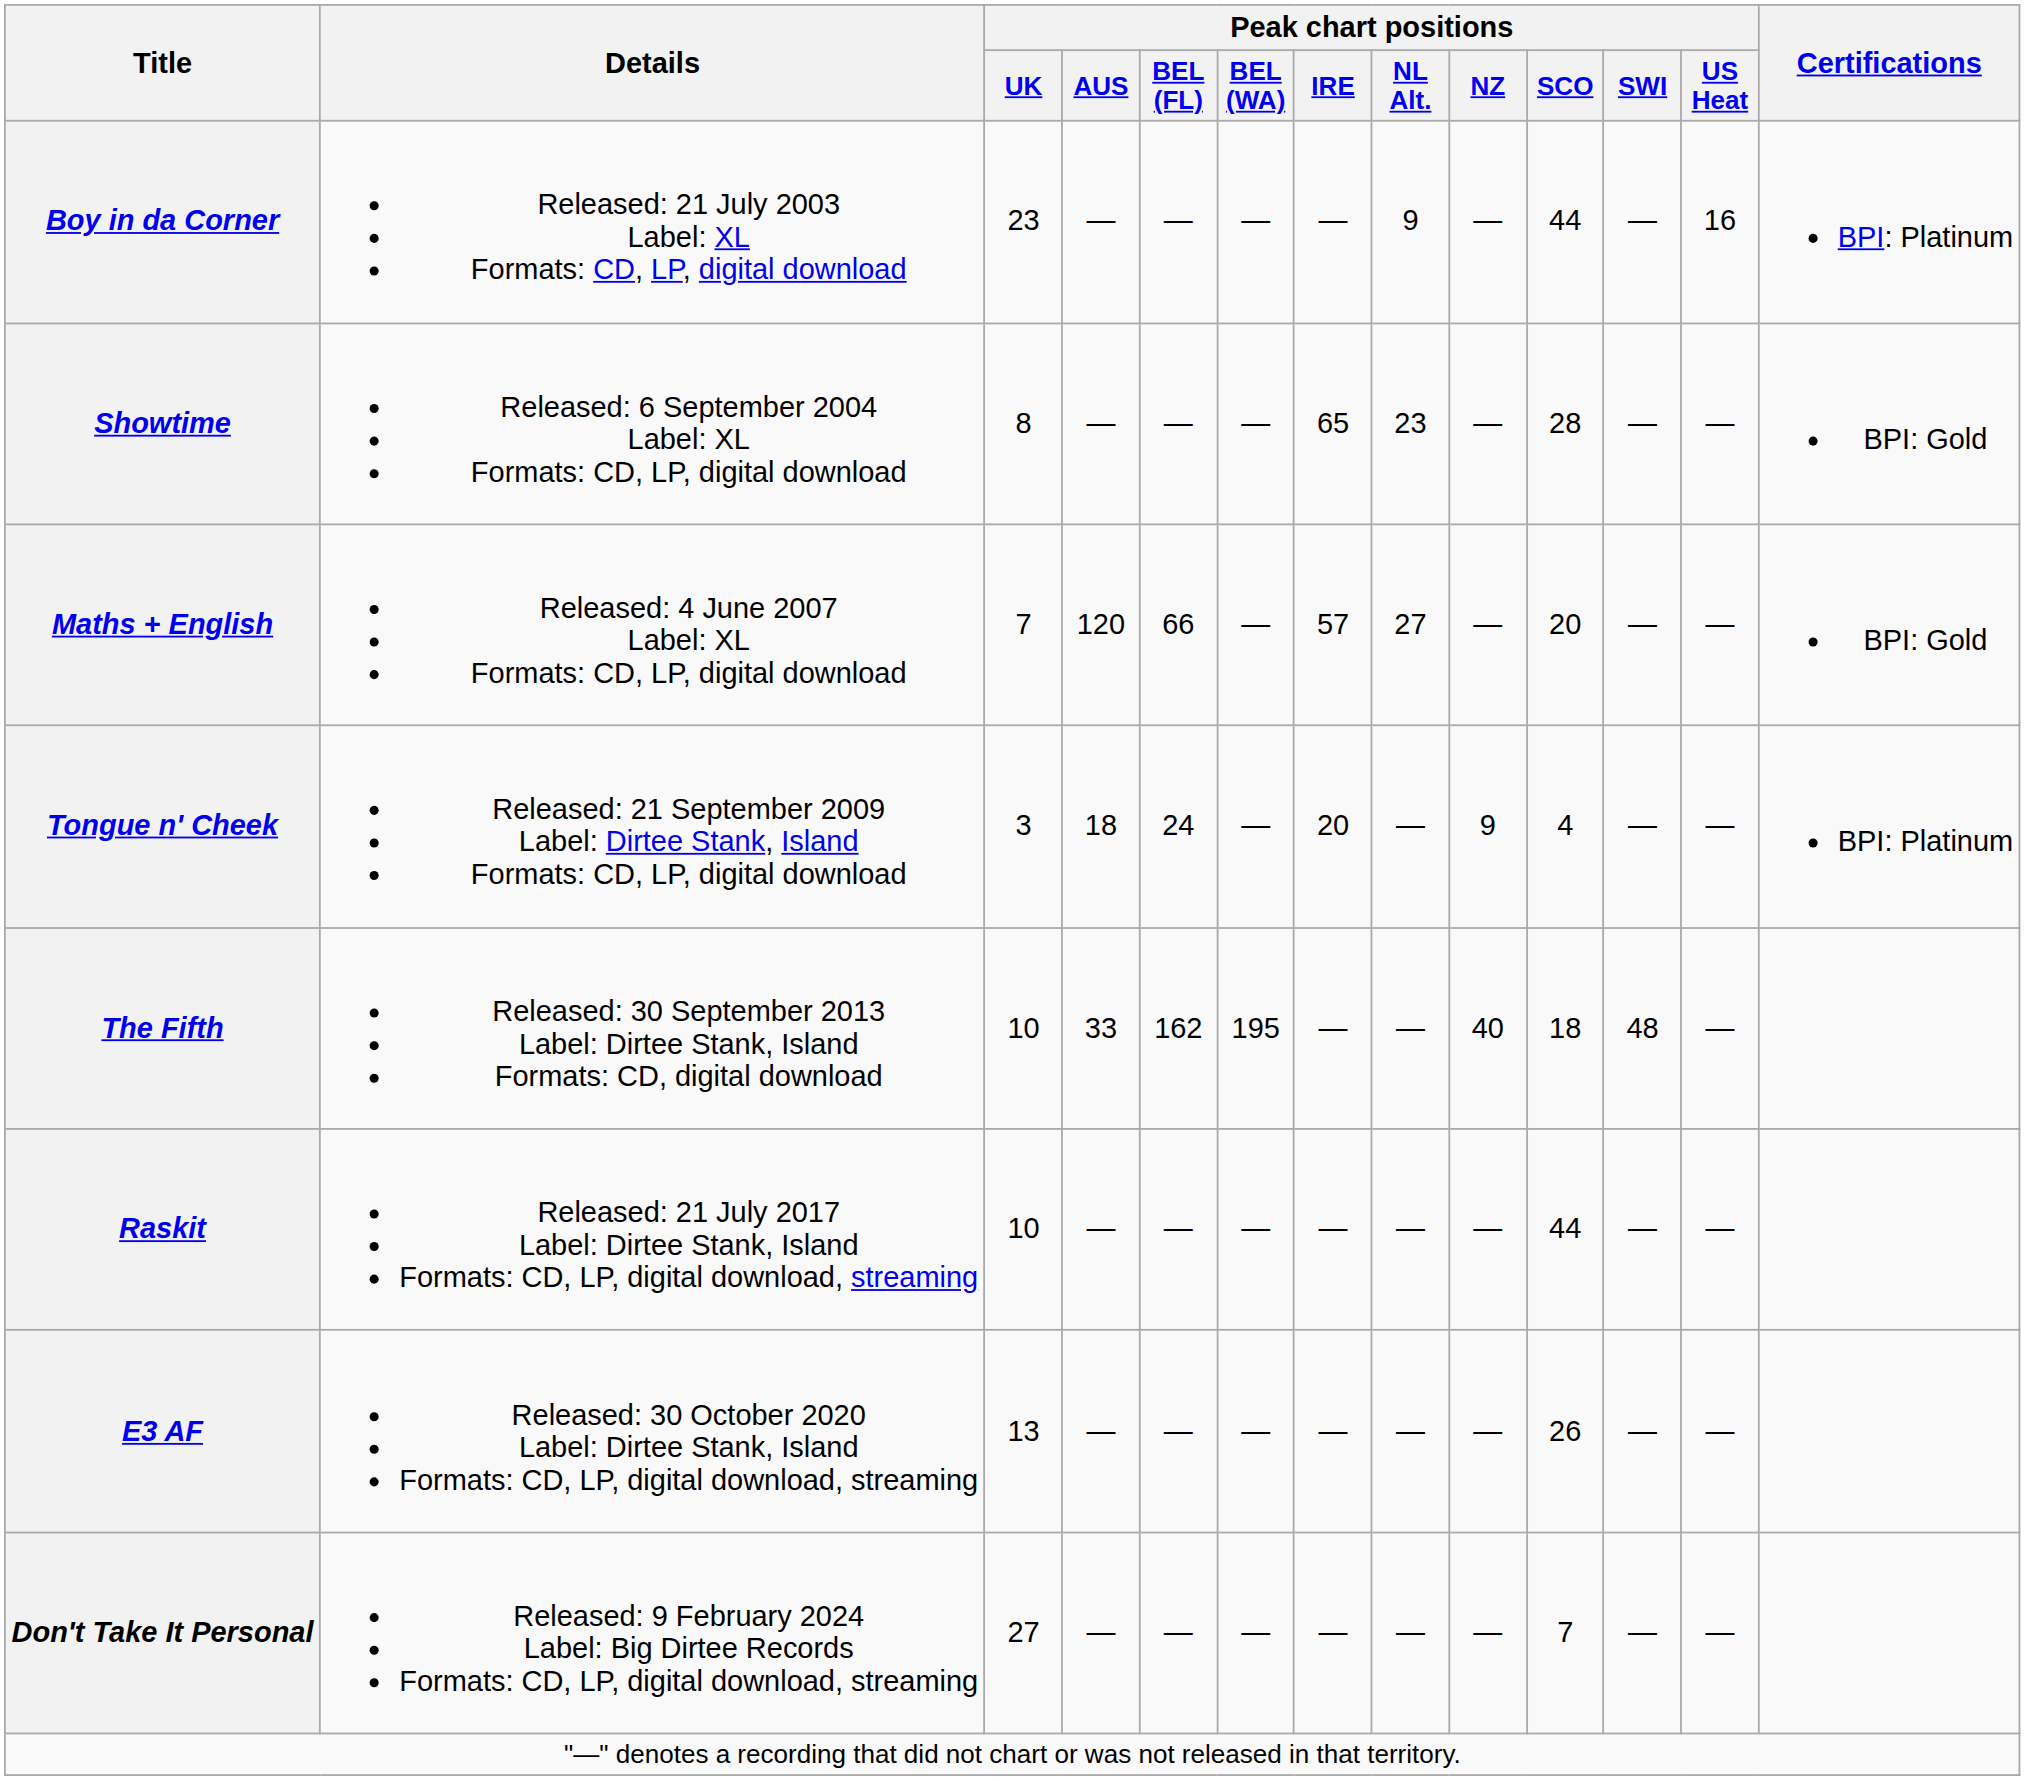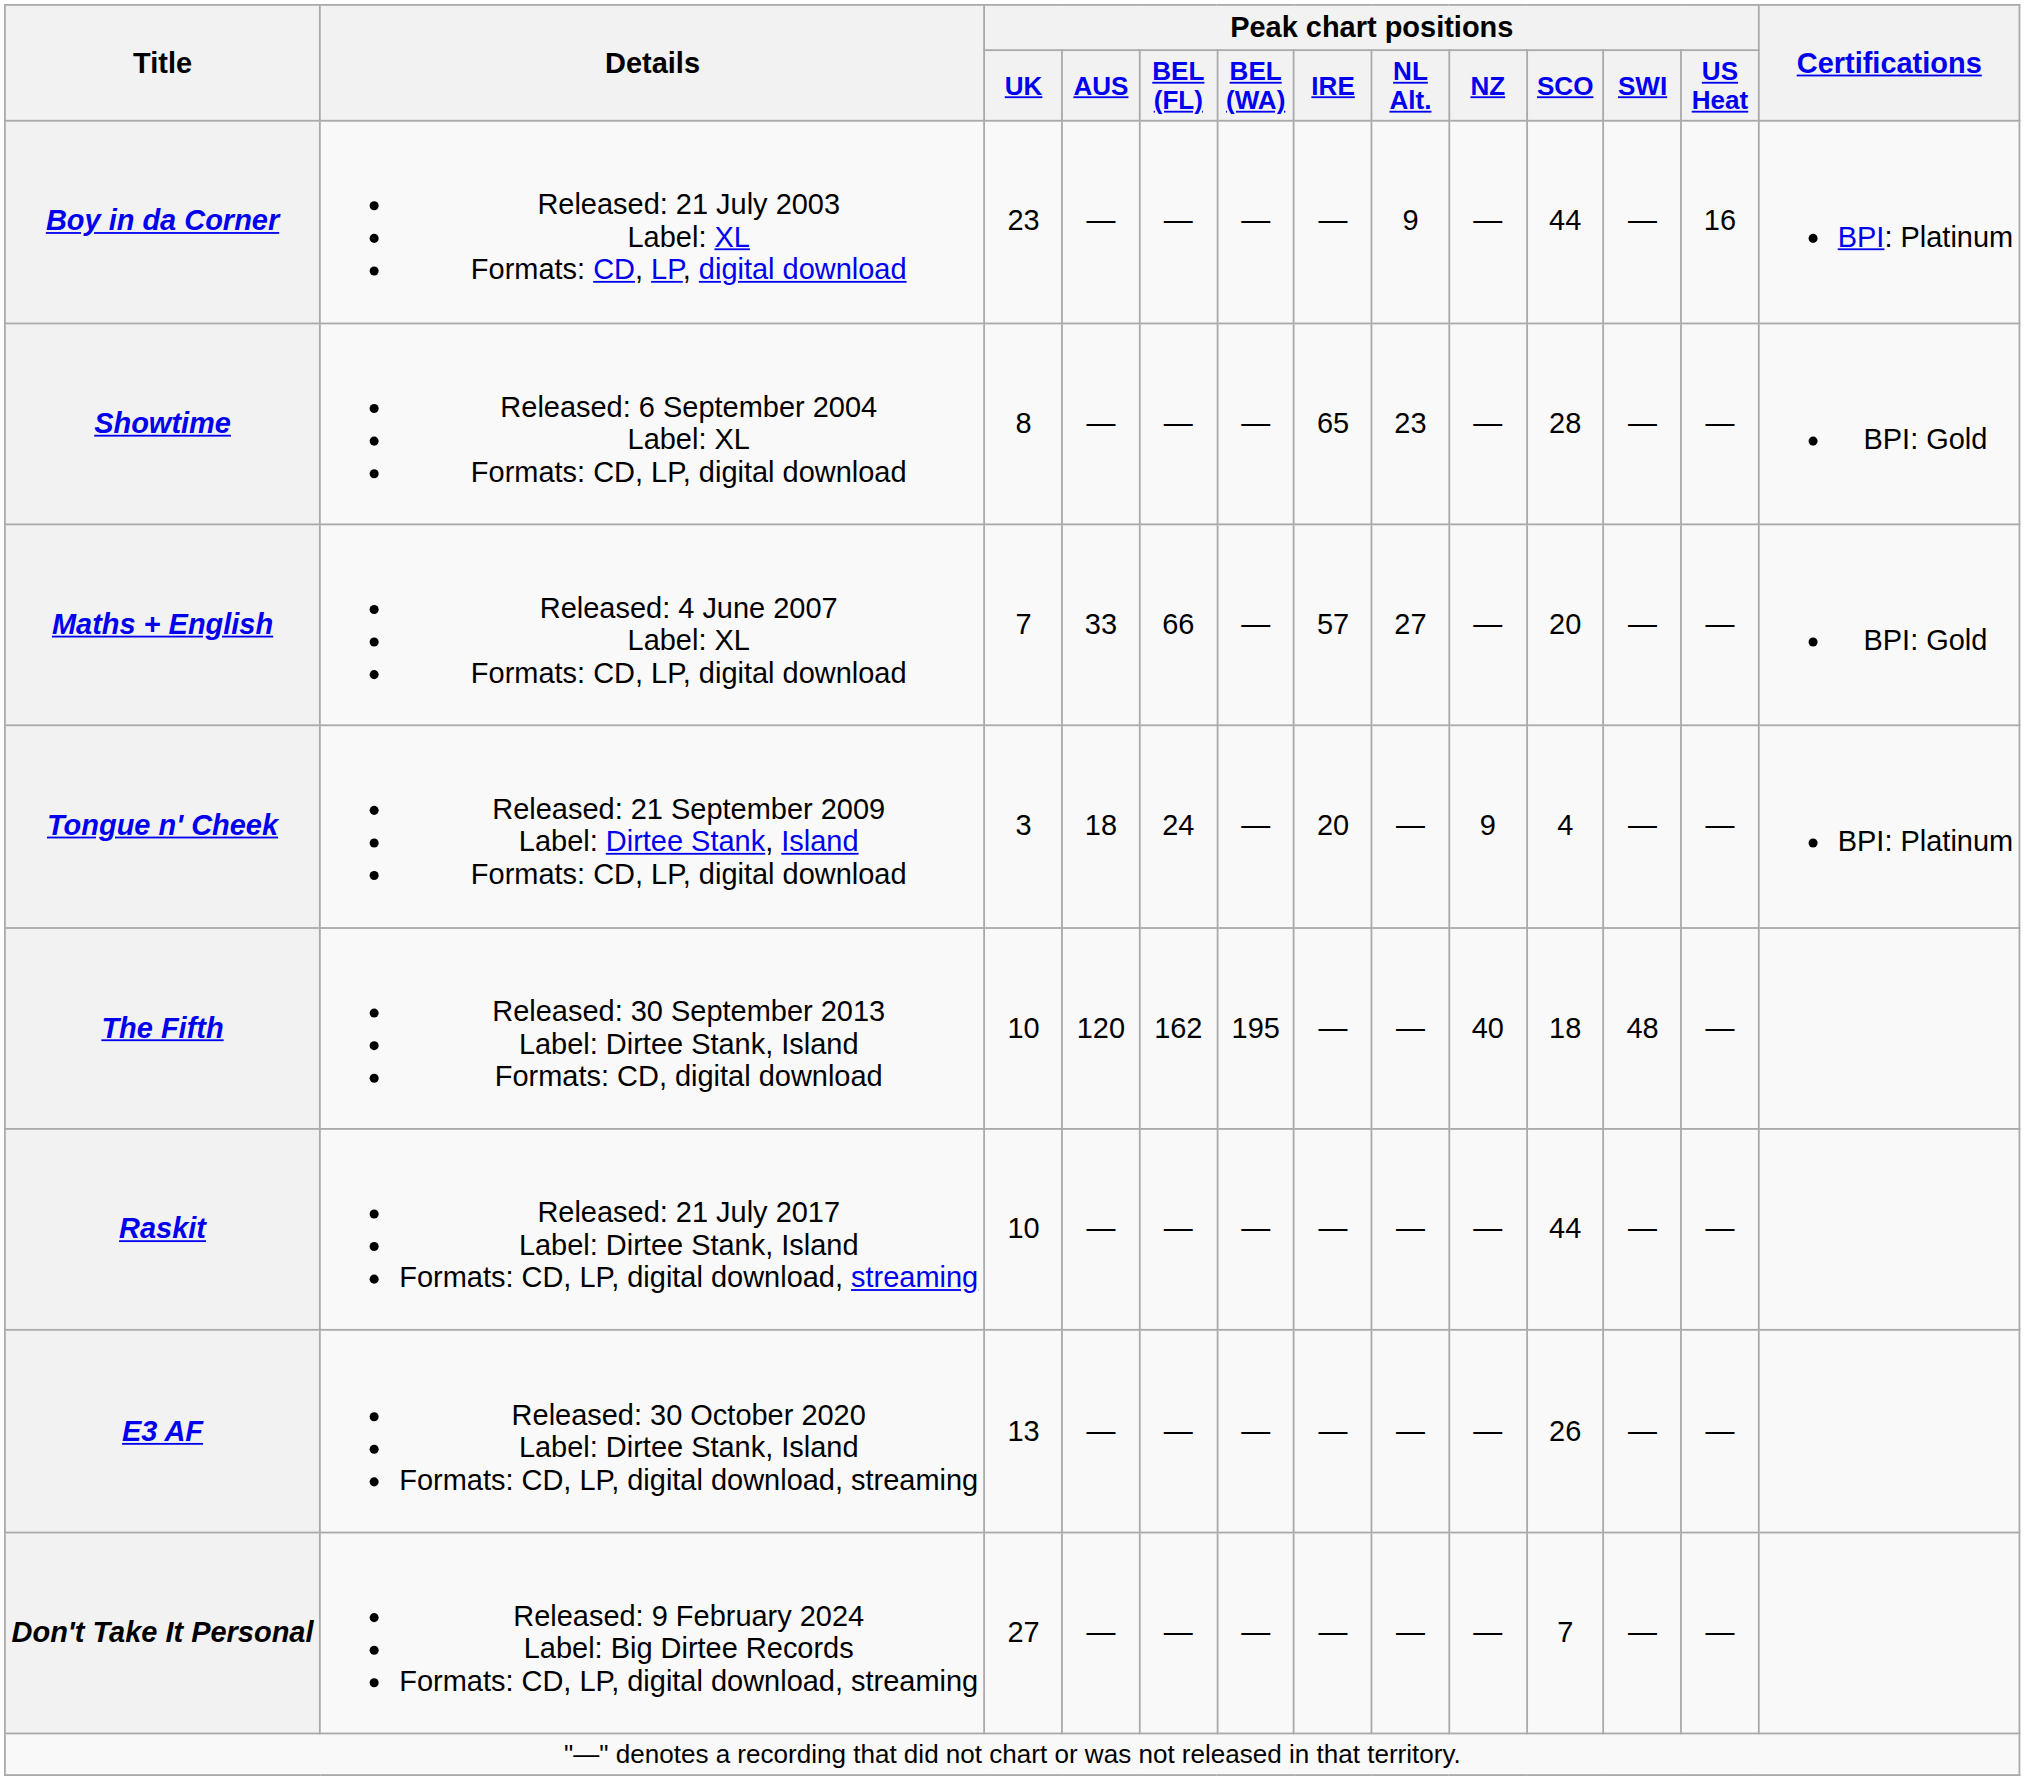(1101, 624) 120 -> (1101, 624) 33
(1101, 1027) 33 -> (1101, 1027) 120
